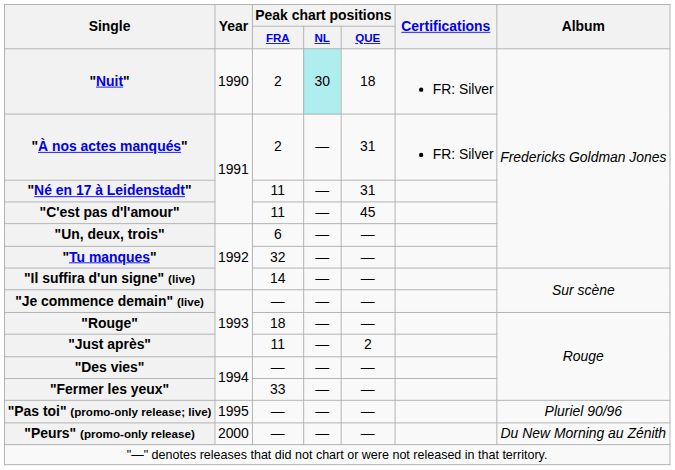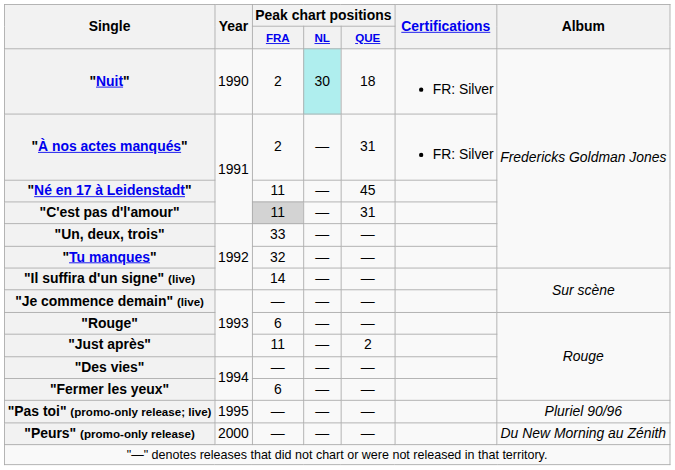(368, 190) 31 -> (368, 190) 45
(278, 212) no background -> (278, 212) lightgrey background
(368, 212) 45 -> (368, 212) 31
(278, 234) 6 -> (278, 234) 33
(278, 323) 18 -> (278, 323) 6
(278, 389) 33 -> (278, 389) 6
